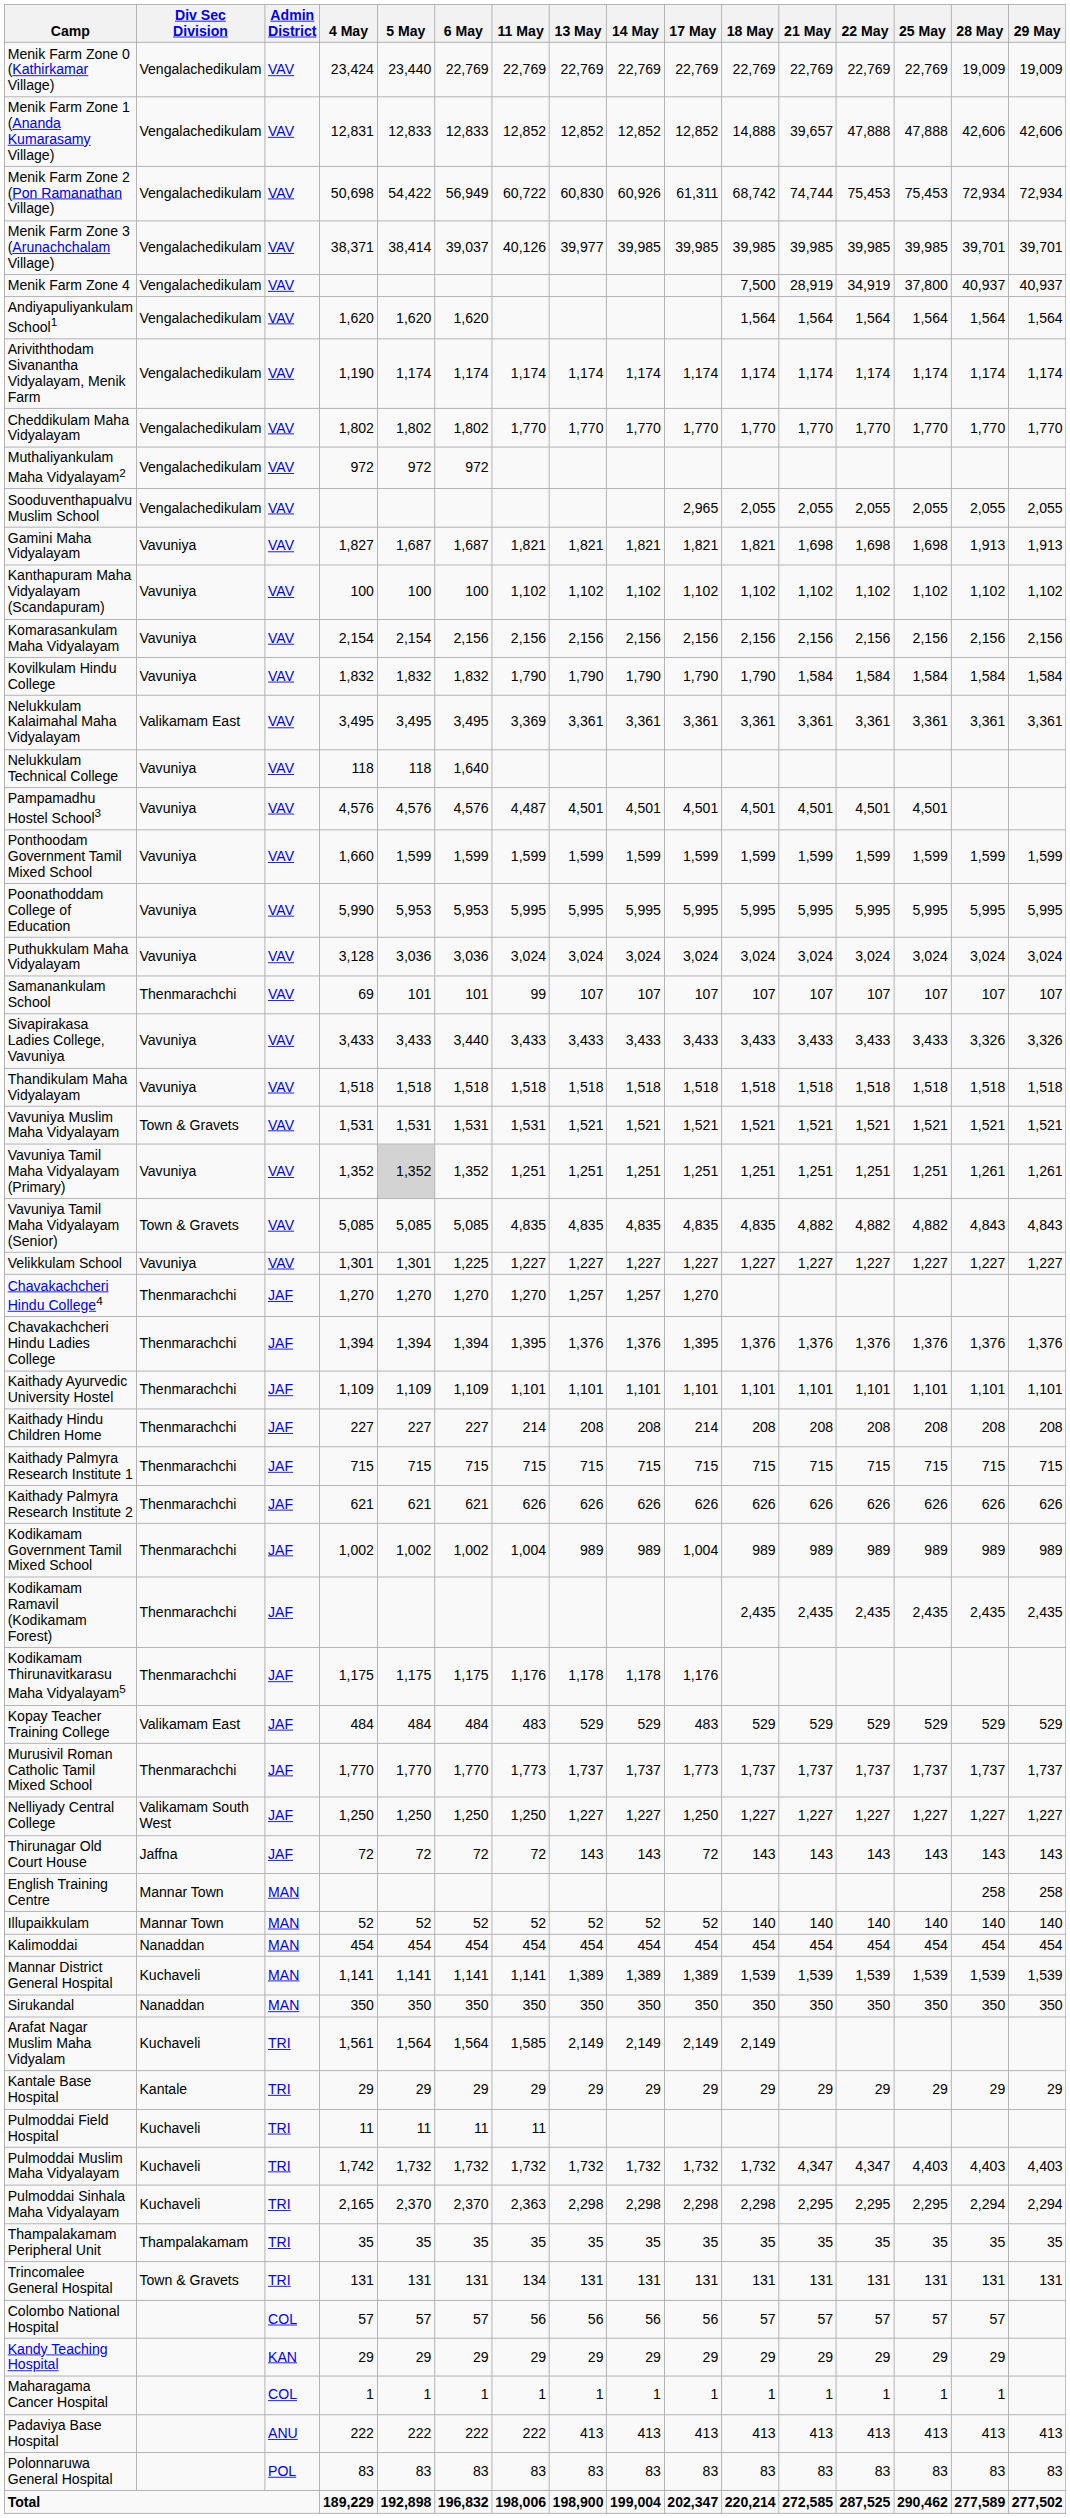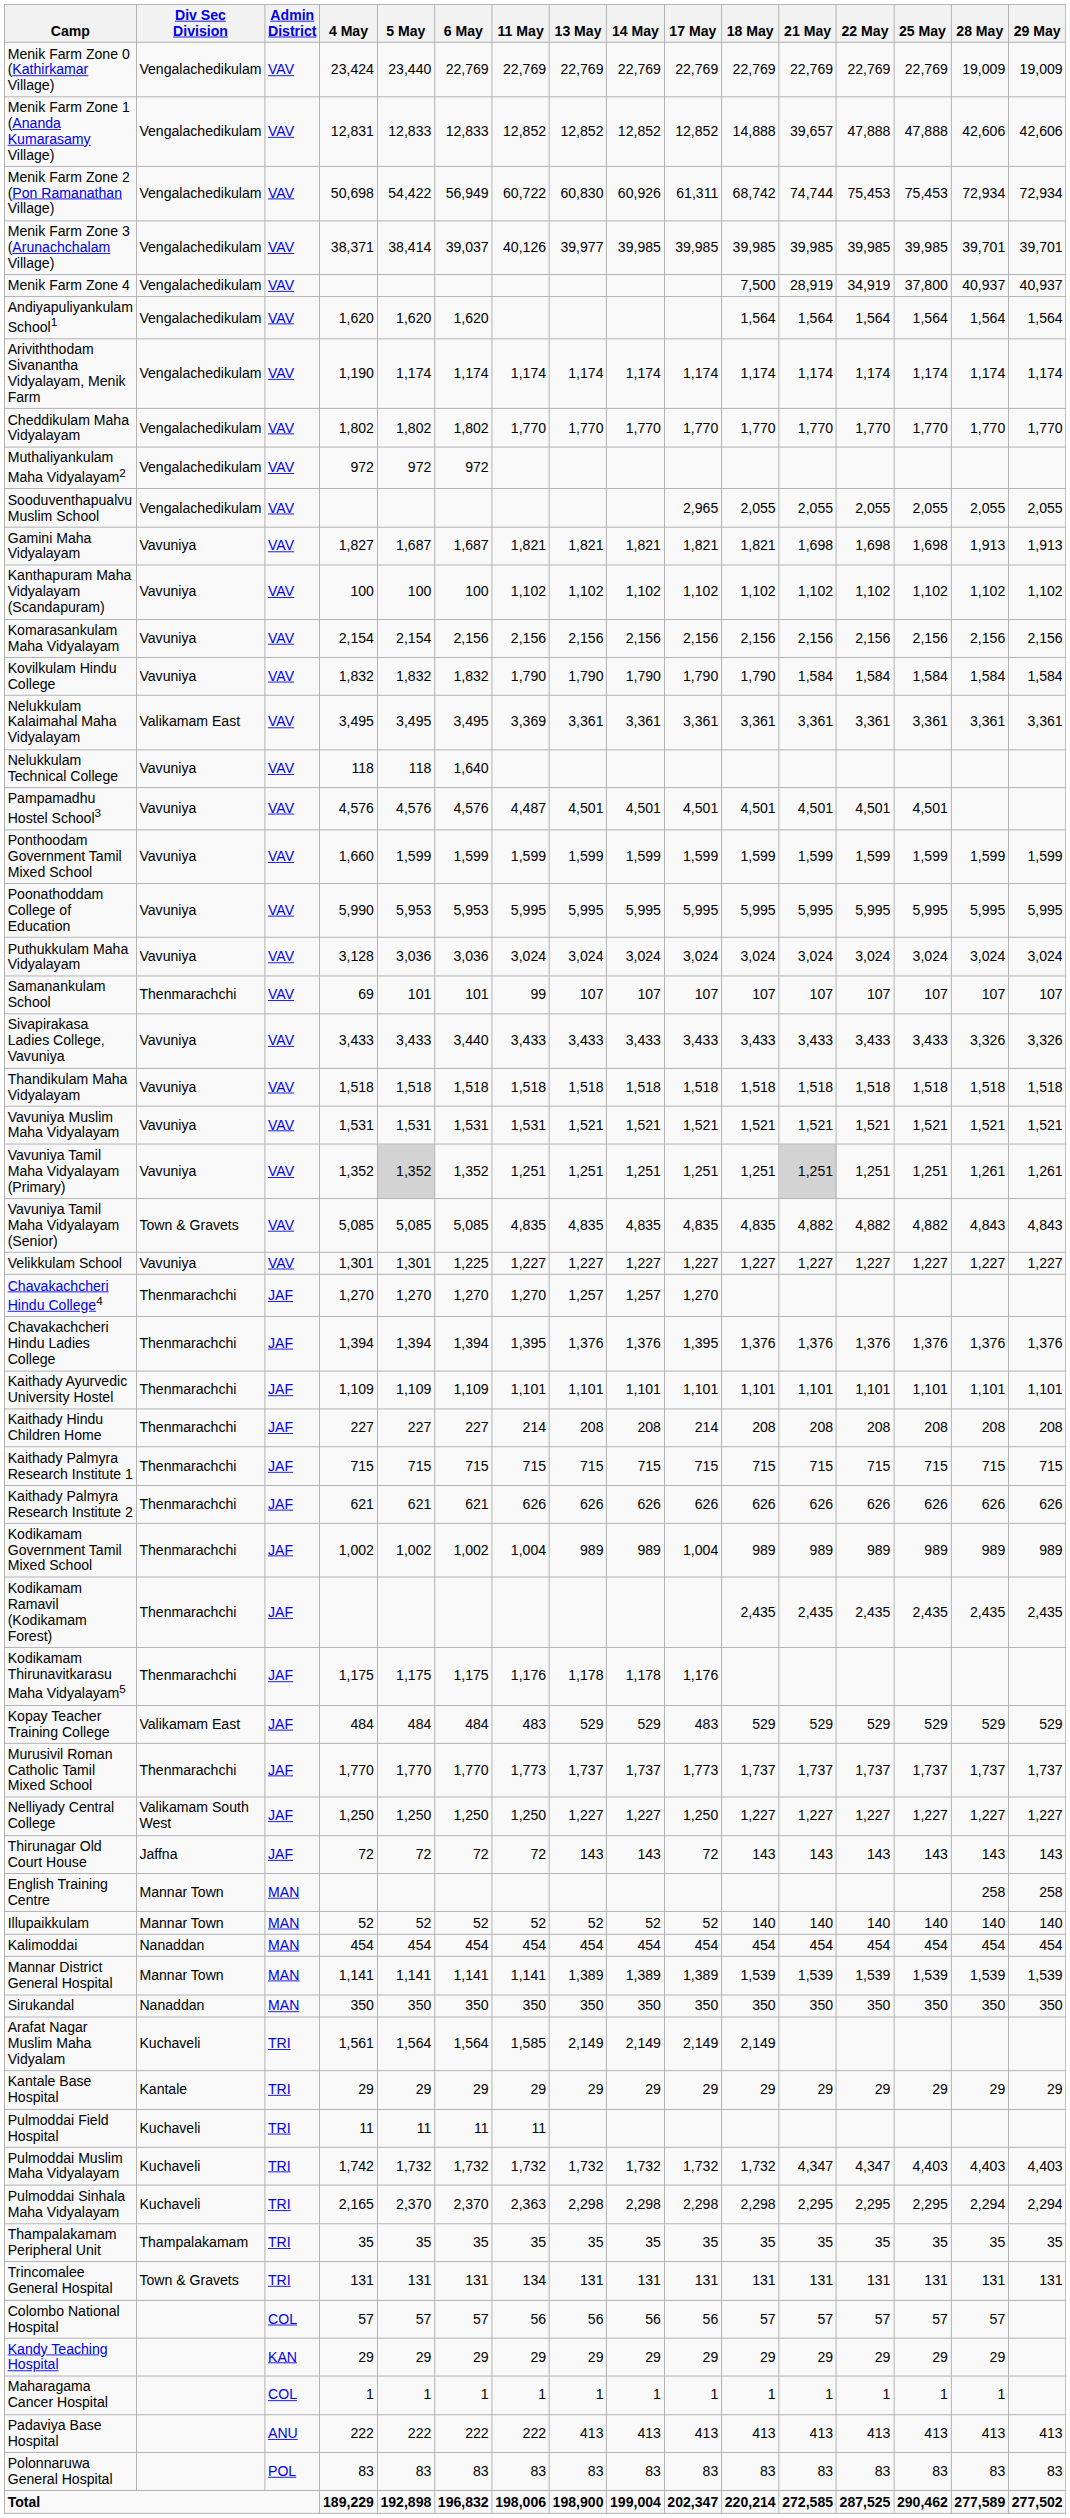(189, 1125) Town & Gravets -> (168, 1125) Vavuniya
(815, 1171) no background -> (815, 1171) lightgrey background
(170, 1975) Kuchaveli -> (182, 1975) Mannar Town
